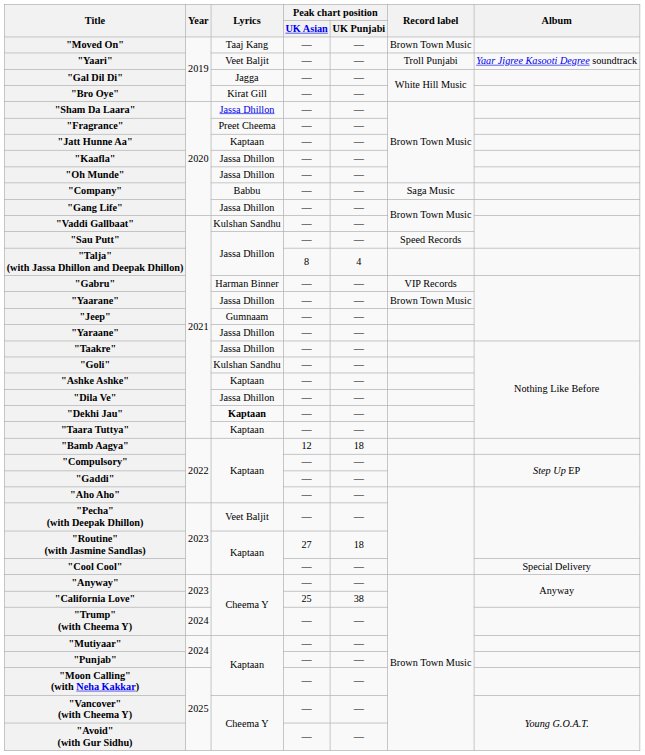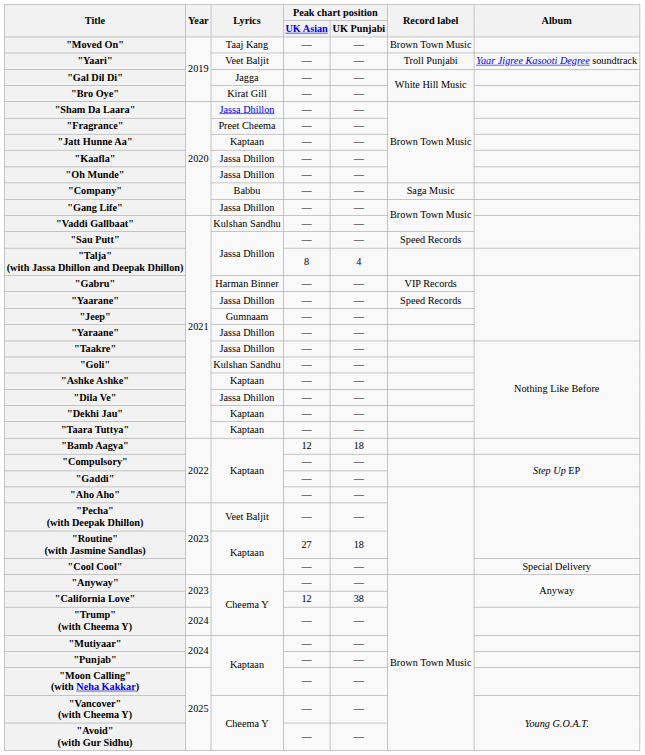(431, 300) Brown Town Music -> (431, 300) Speed Records
(247, 413) bold -> (247, 413) normal
(307, 599) 25 -> (307, 599) 12
